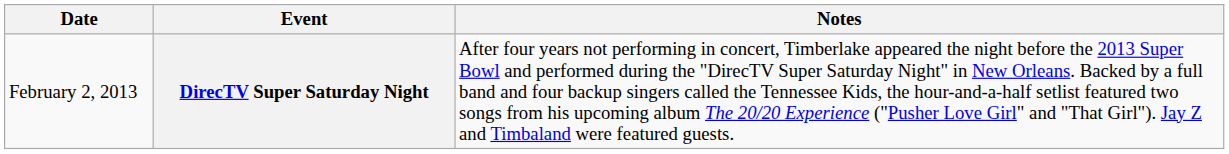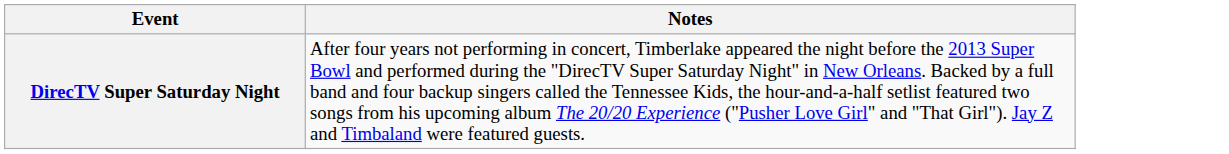- column: (79, 19)
